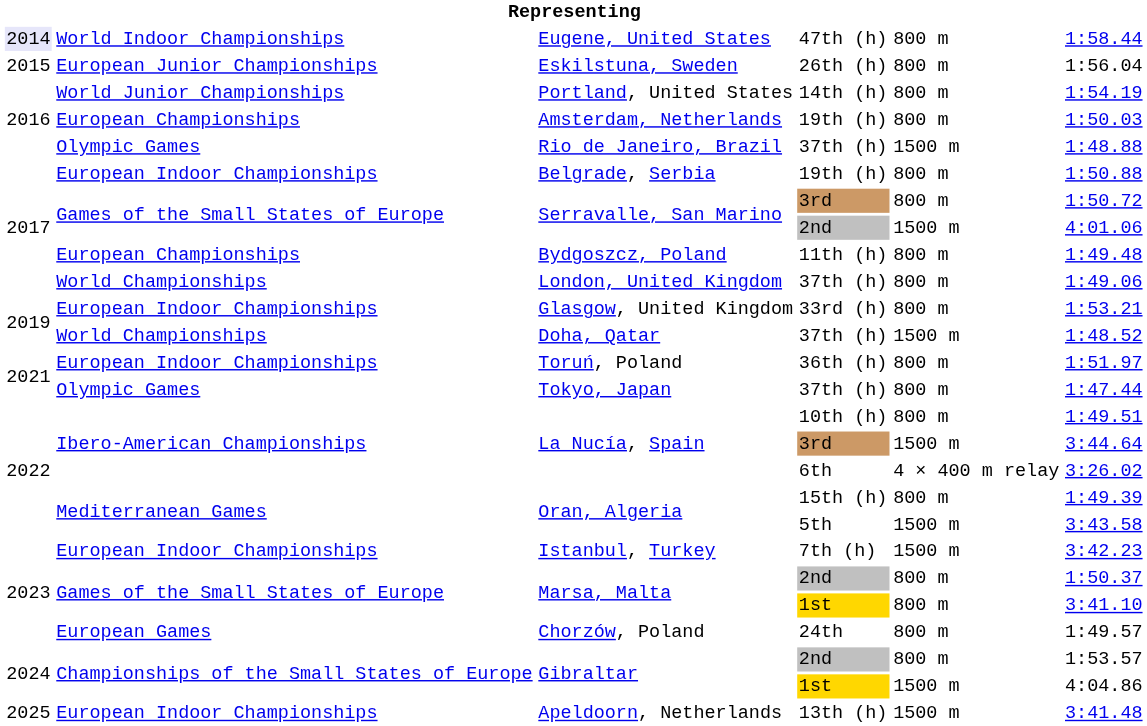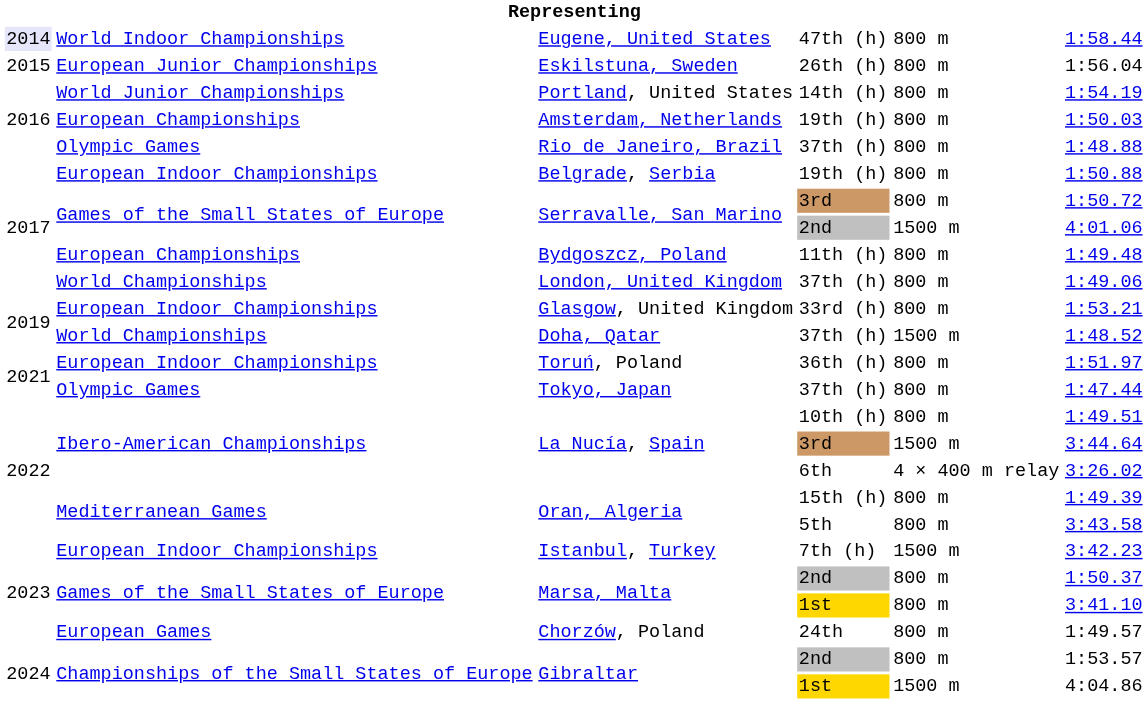(926, 147) 1500 m -> (921, 147) 800 m
(926, 525) 1500 m -> (921, 525) 800 m
- row: (660, 713)
